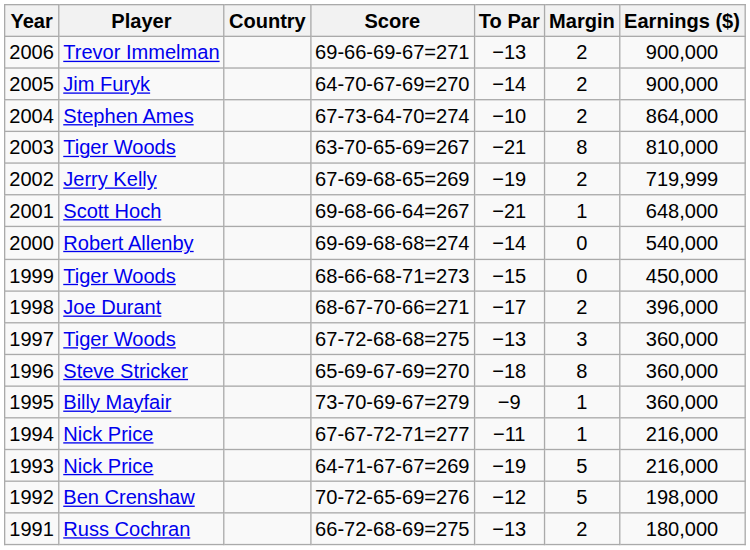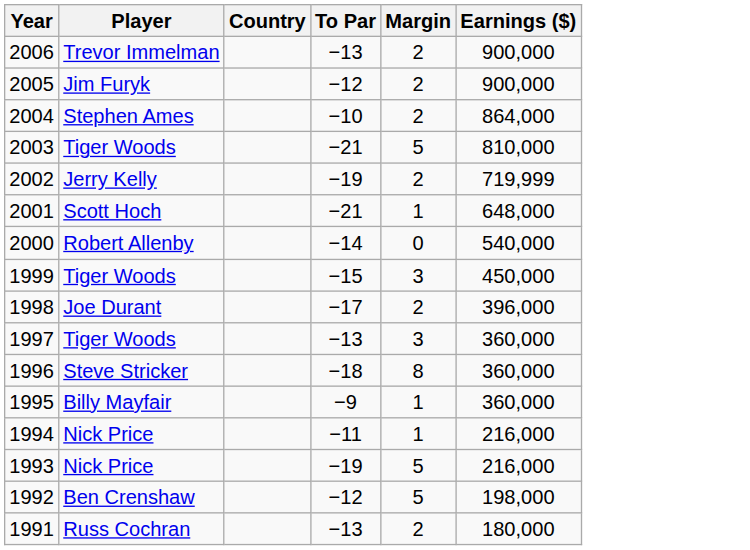- column: (392, 21)
(509, 84) −14 -> (346, 84) −12
(582, 148) 8 -> (418, 148) 5
(582, 275) 0 -> (418, 275) 3
